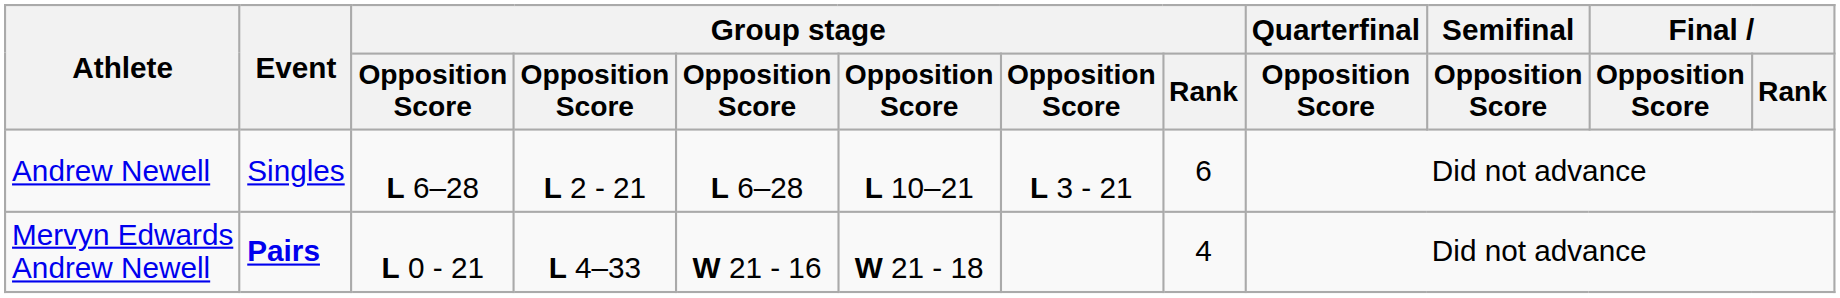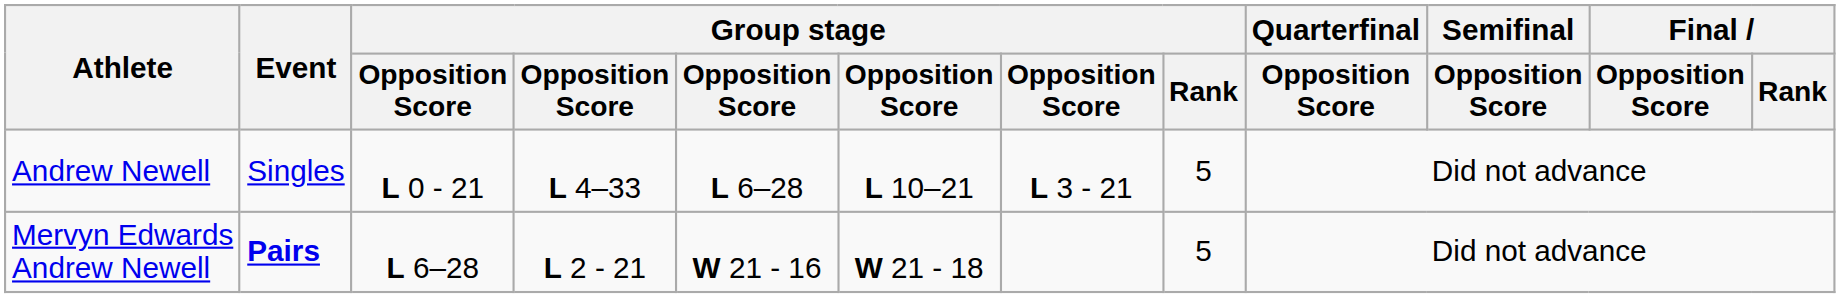(433, 187) L 6–28 -> (433, 187) L 0 - 21
(595, 187) L 2 - 21 -> (595, 187) L 4–33
(1204, 170) 6 -> (1204, 170) 5
(433, 269) L 0 - 21 -> (433, 269) L 6–28
(595, 269) L 4–33 -> (595, 269) L 2 - 21
(1204, 252) 4 -> (1204, 252) 5
